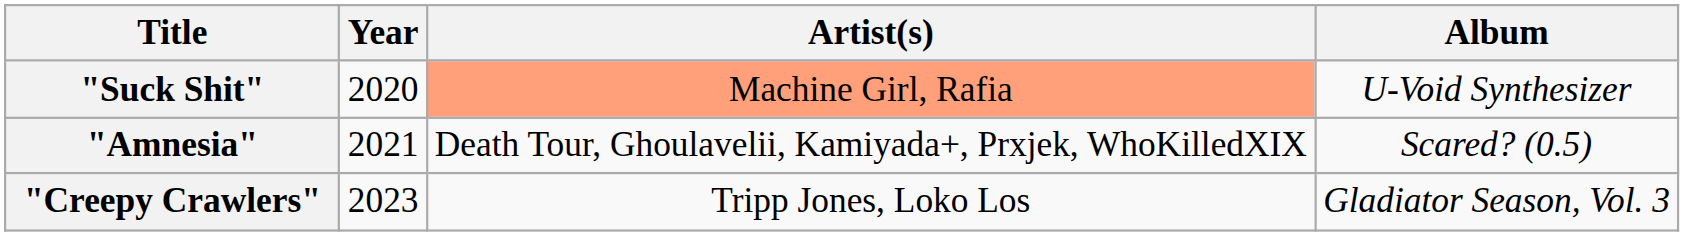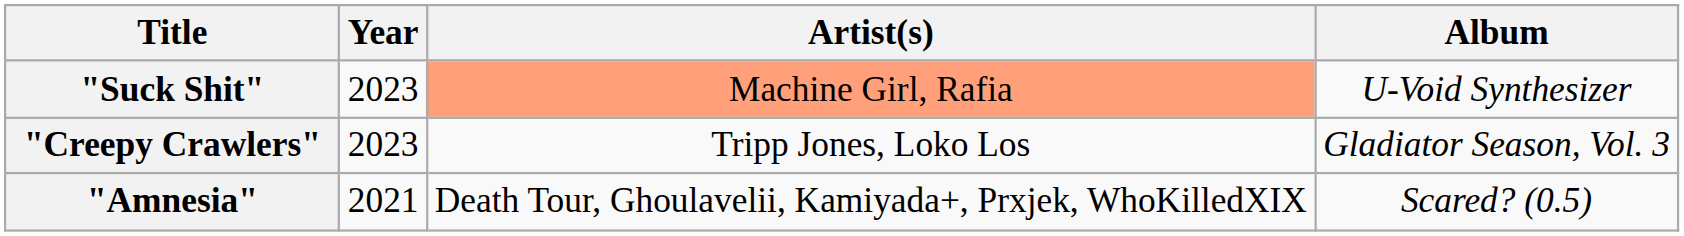(383, 88) 2020 -> (383, 88) 2023
rows swapped: (172, 144) <-> (172, 200)
